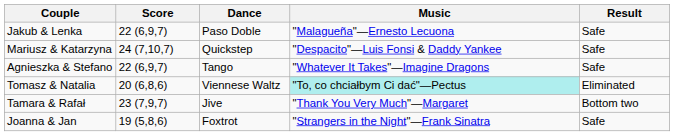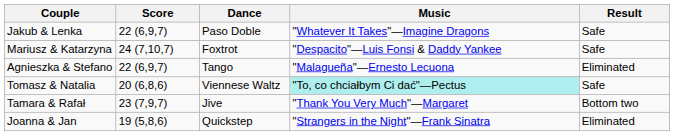(373, 31) "Malagueña"—Ernesto Lecuona -> (391, 31) "Whatever It Takes"—Imagine Dragons
(227, 49) Quickstep -> (220, 49) Foxtrot
(391, 67) "Whatever It Takes"—Imagine Dragons -> (373, 67) "Malagueña"—Ernesto Lecuona
(593, 67) Safe -> (608, 67) Eliminated
(608, 85) Eliminated -> (593, 85) Safe
(220, 121) Foxtrot -> (227, 121) Quickstep
(593, 121) Safe -> (608, 121) Eliminated
